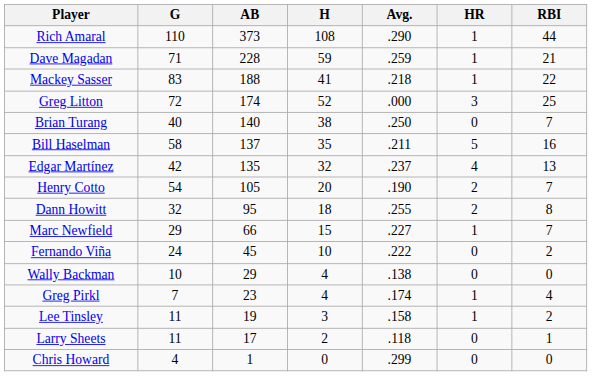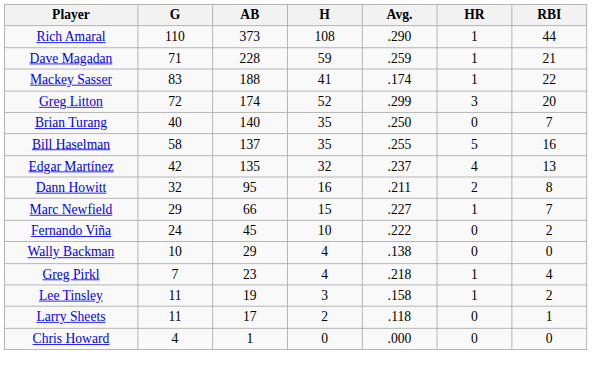(400, 79) .218 -> (400, 79) .174
(400, 101) .000 -> (400, 101) .299
(549, 101) 25 -> (549, 101) 20
(325, 123) 38 -> (325, 123) 35
(400, 144) .211 -> (400, 144) .255
- row: (71, 187)
(325, 209) 18 -> (325, 187) 16
(400, 209) .255 -> (400, 187) .211
(400, 295) .174 -> (400, 274) .218
(400, 360) .299 -> (400, 338) .000
